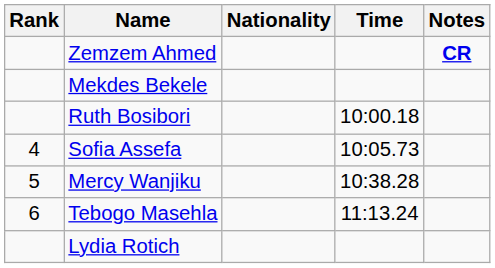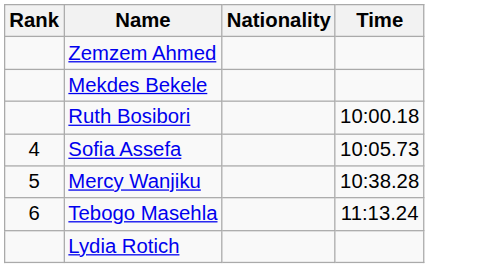- column: (457, 20)
